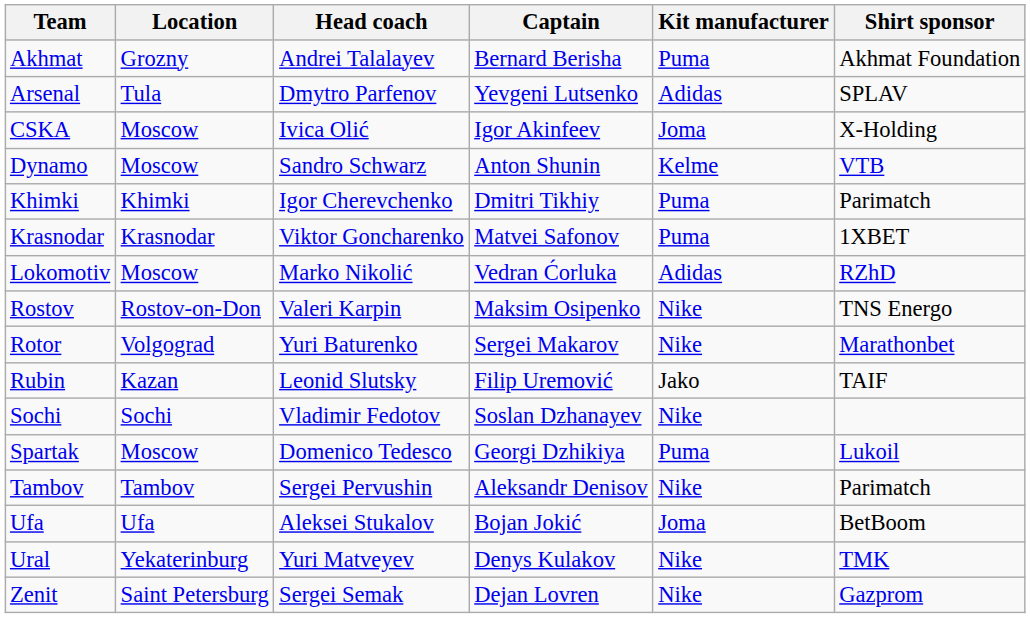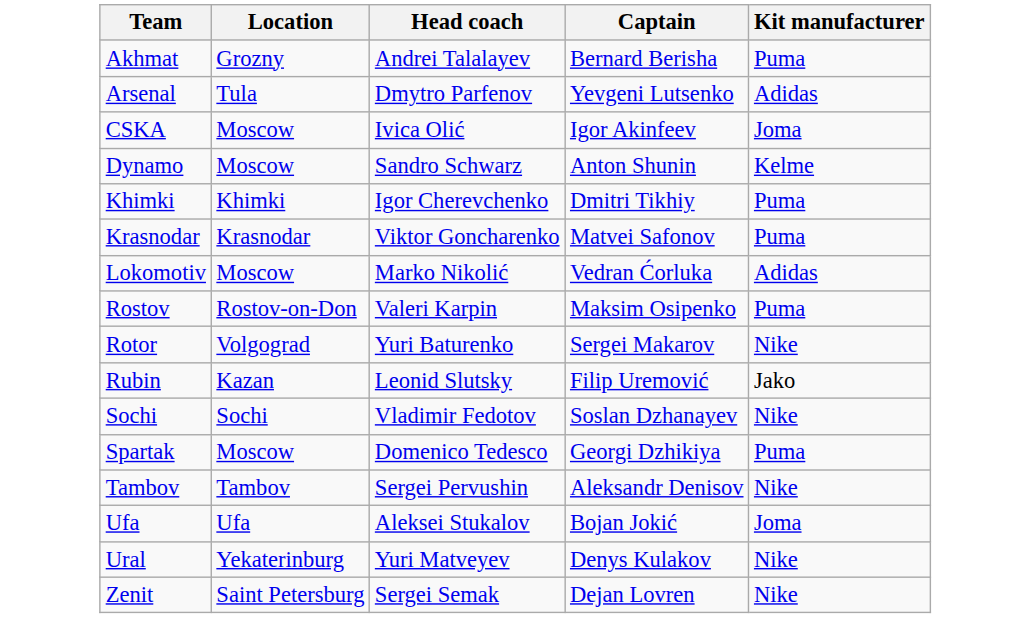- column: (930, 22)
(680, 308) Nike -> (780, 308) Puma
